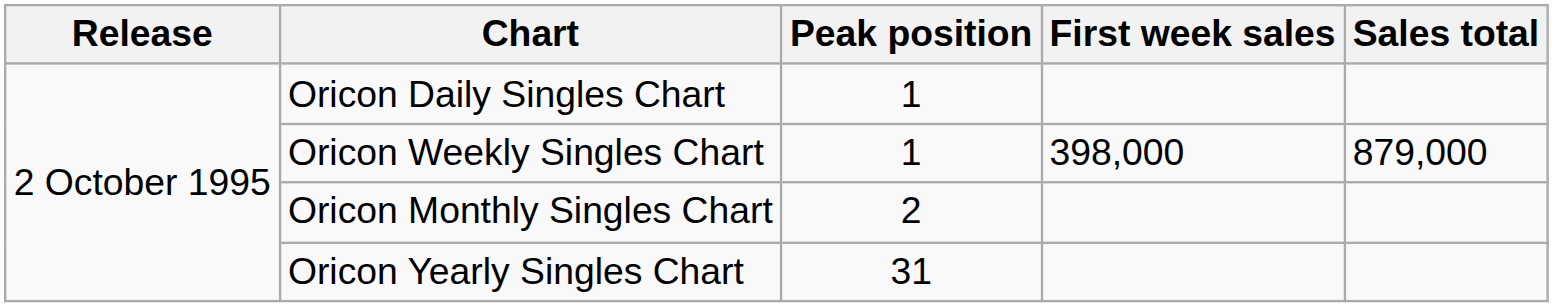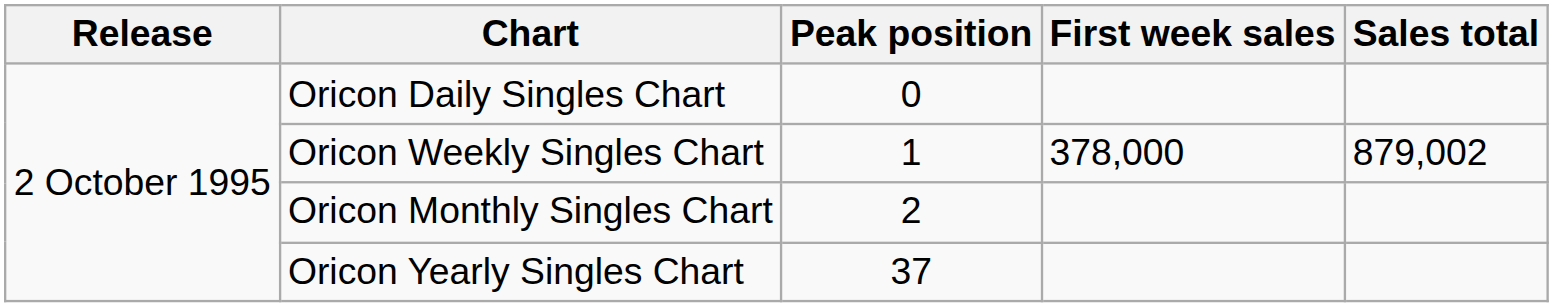(911, 93) 1 -> (911, 93) 0
(1117, 152) 398,000 -> (1117, 152) 378,000
(1420, 152) 879,000 -> (1420, 152) 879,002
(911, 270) 31 -> (911, 270) 37
